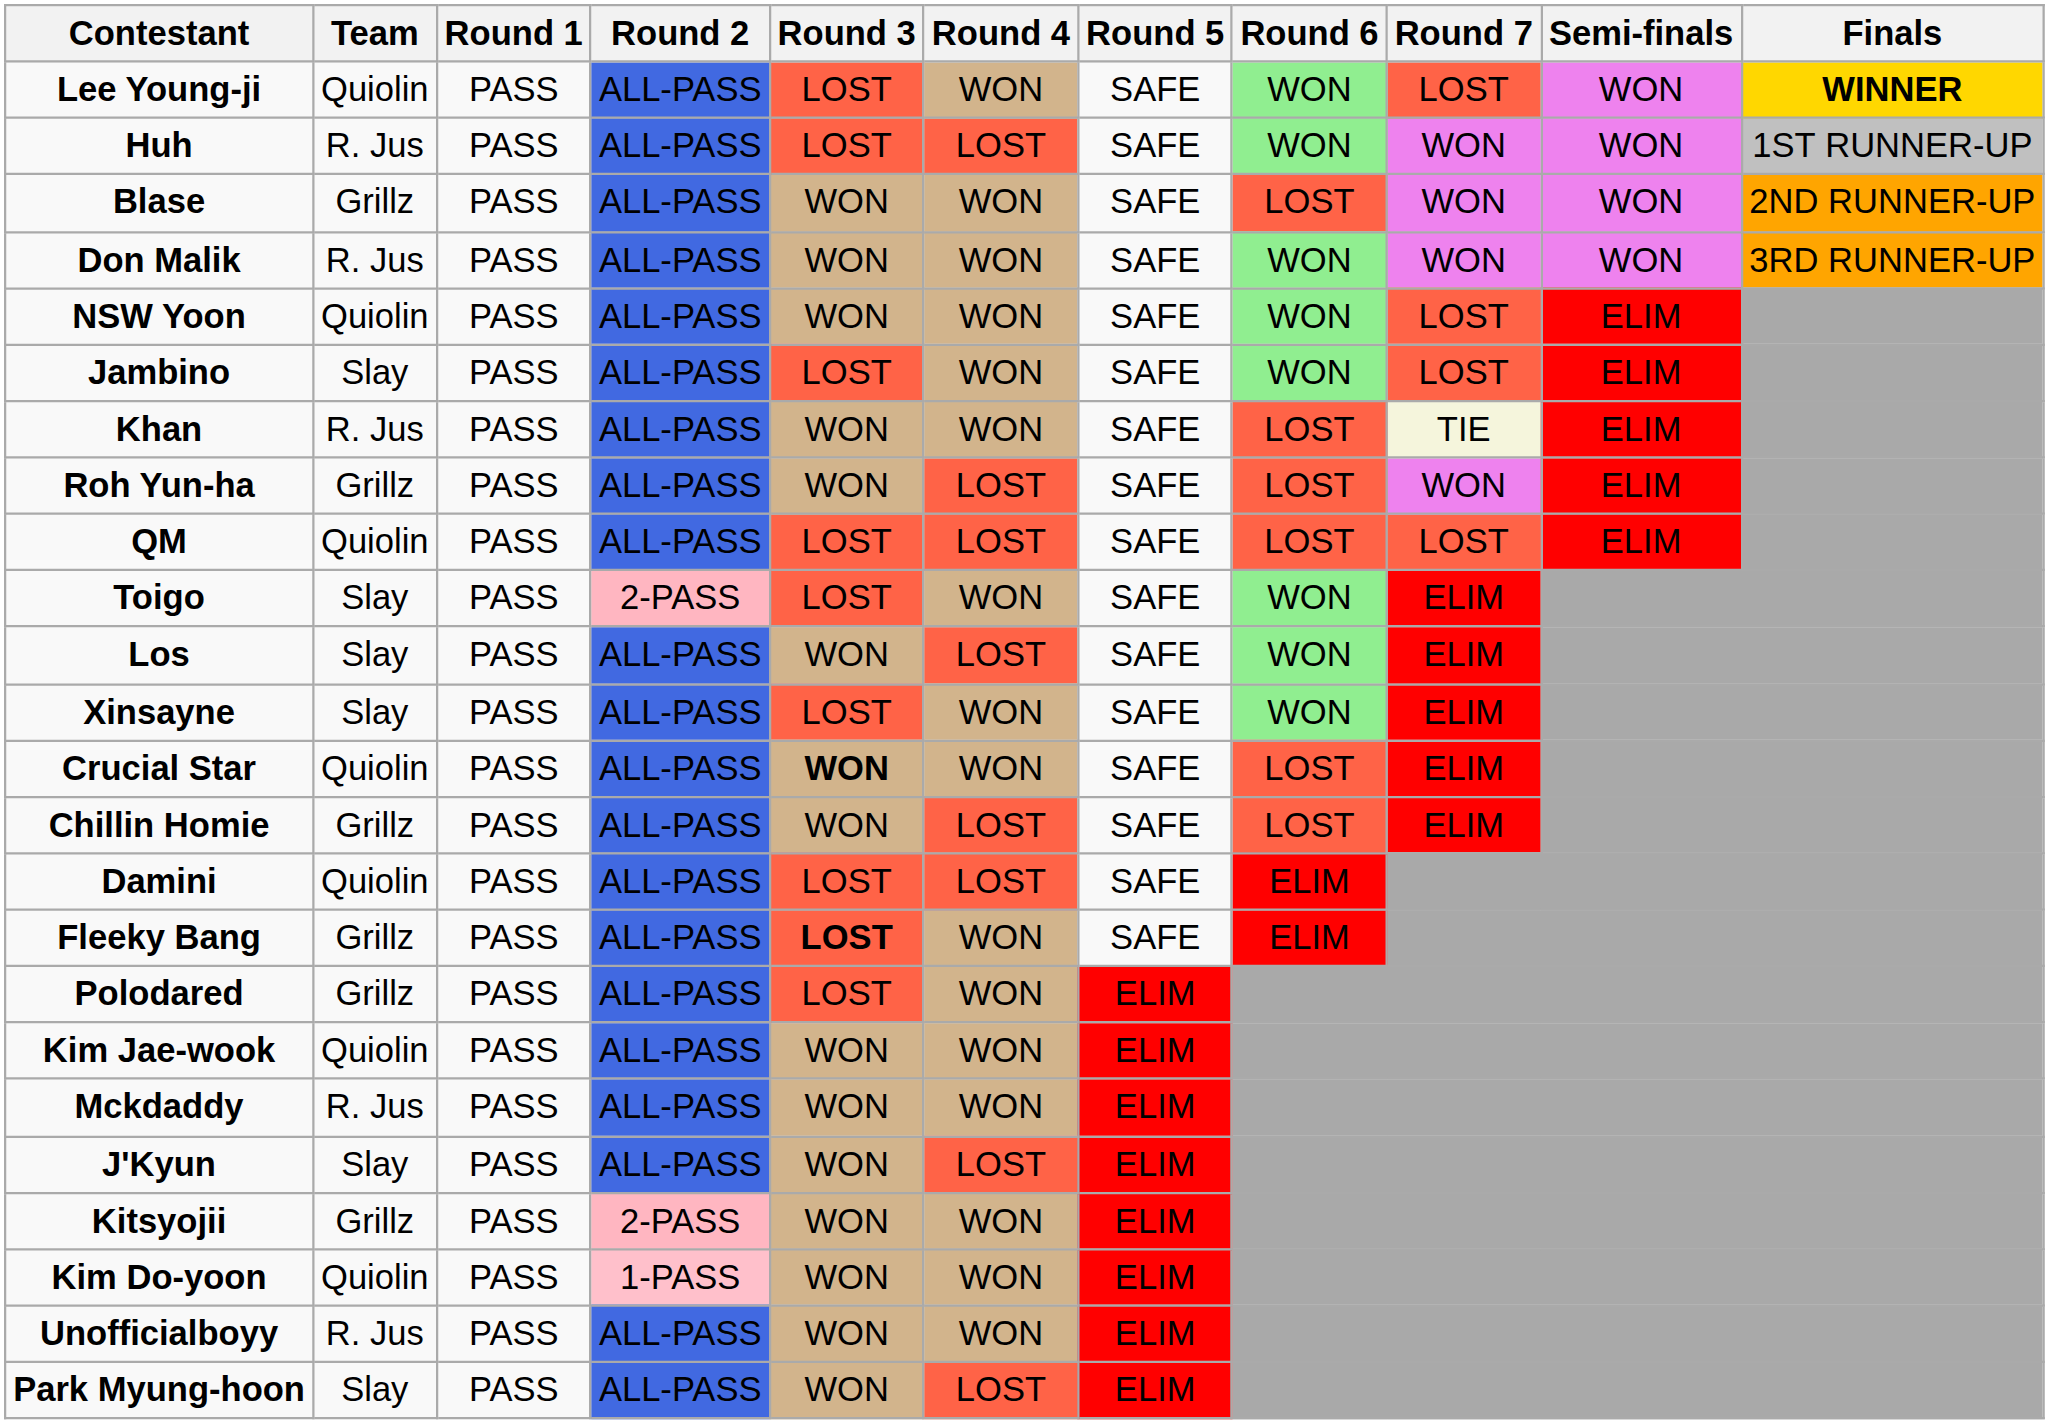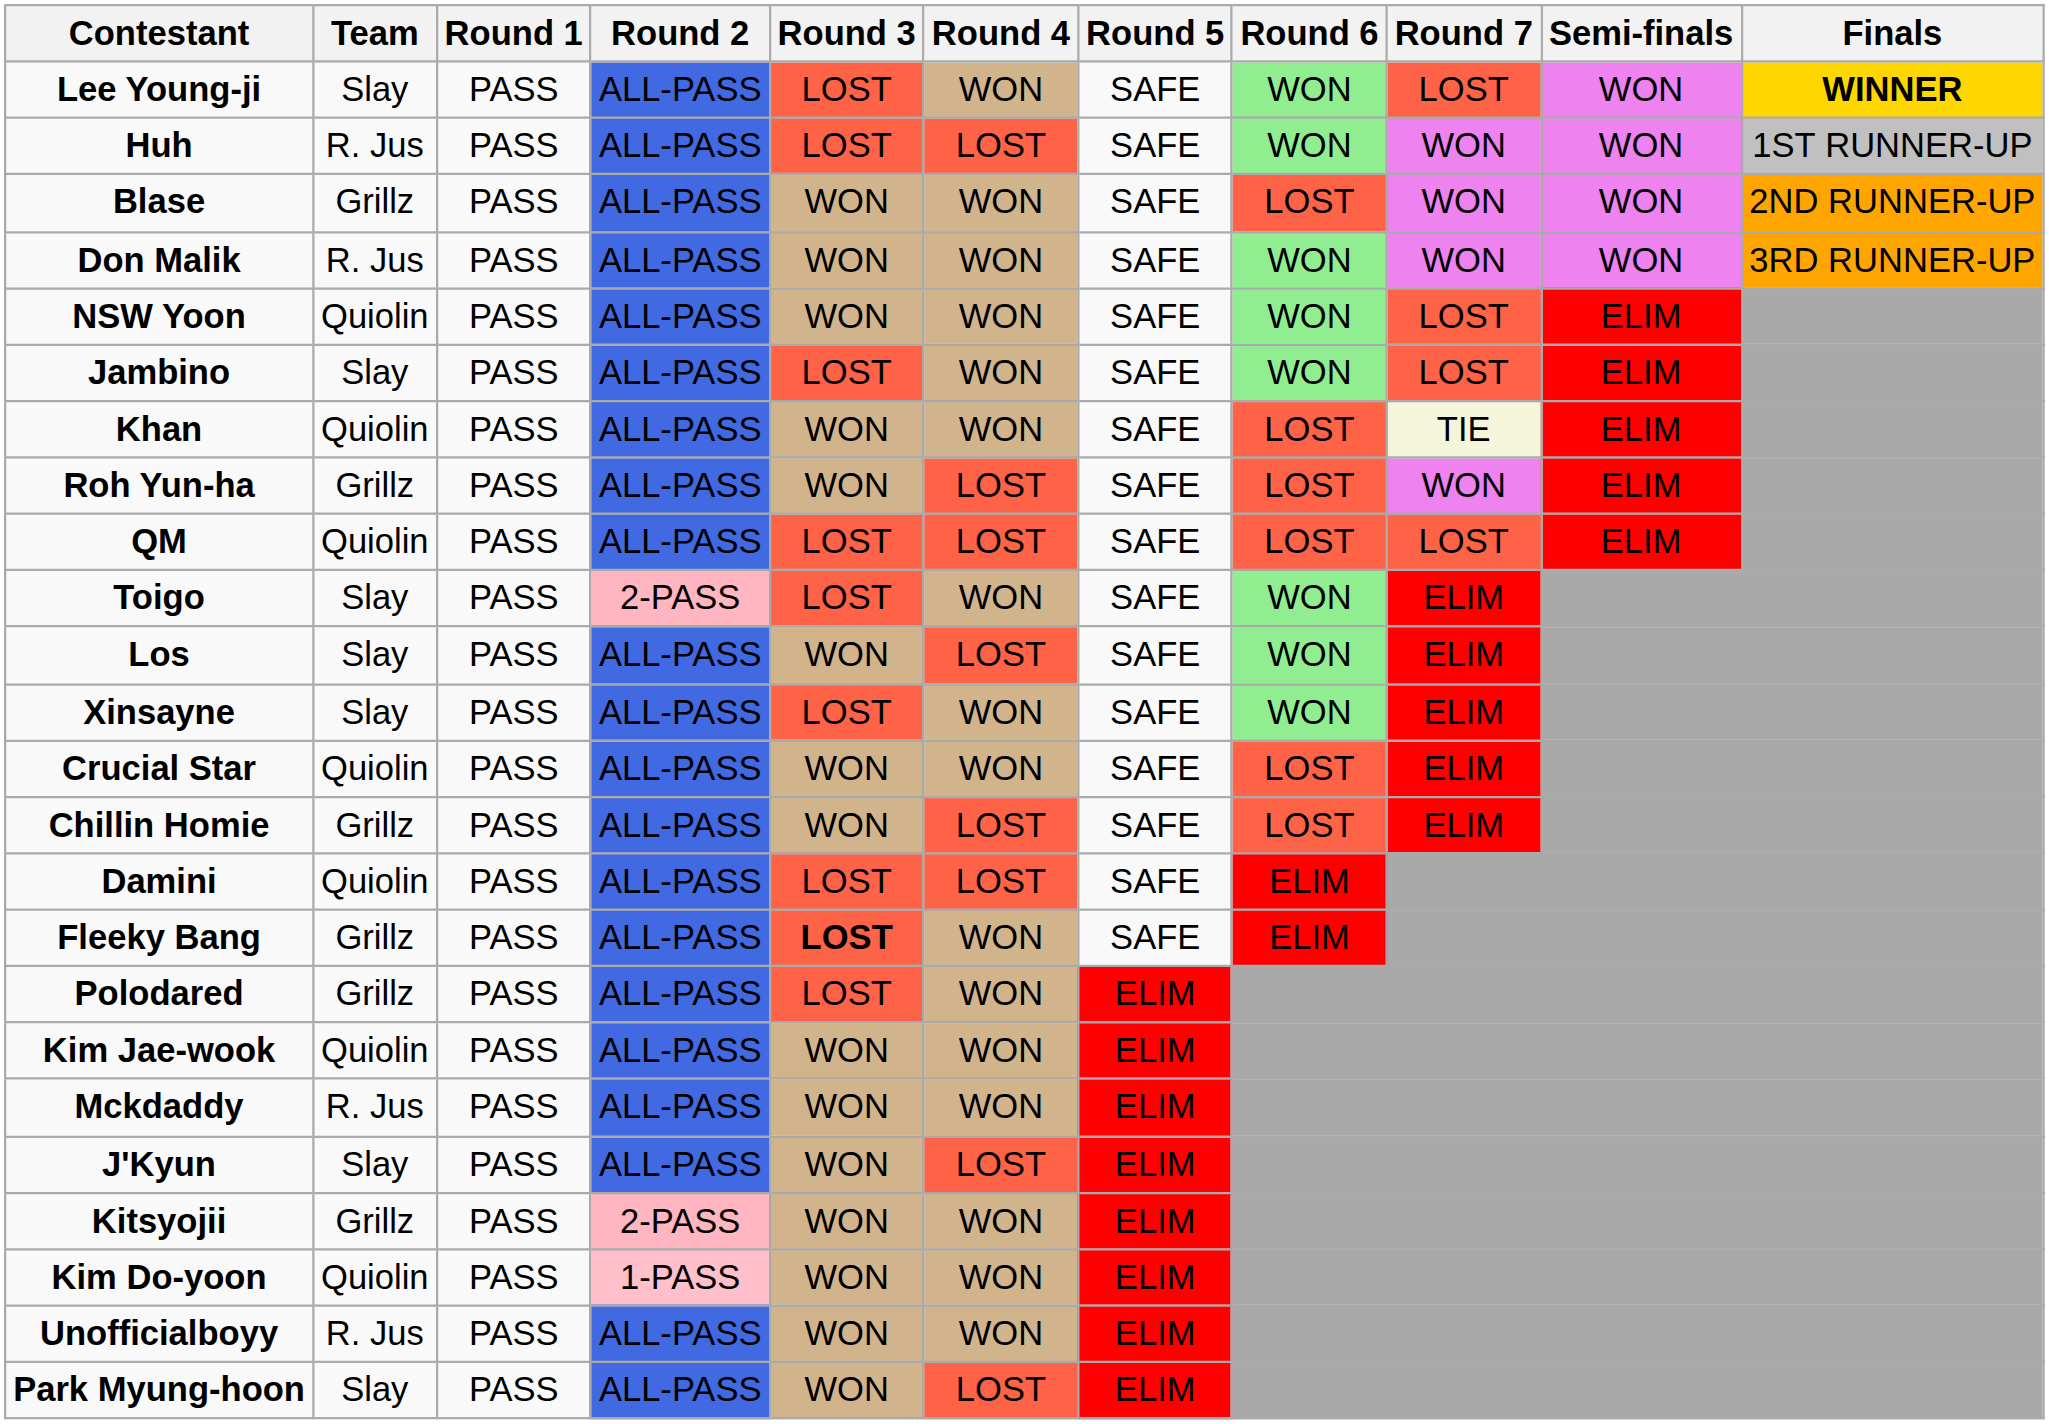(375, 89) Quiolin -> (375, 89) Slay
(375, 428) R. Jus -> (375, 428) Quiolin
(847, 768) bold -> (847, 768) normal
